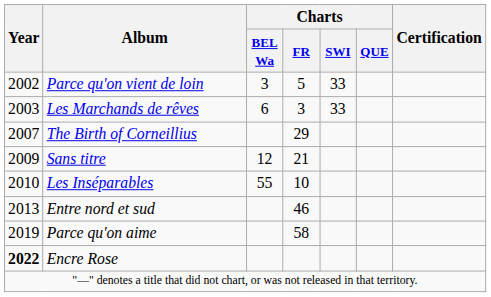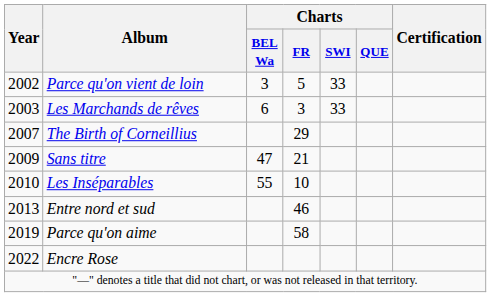(265, 158) 12 -> (265, 158) 47
(24, 258) bold -> (24, 258) normal
